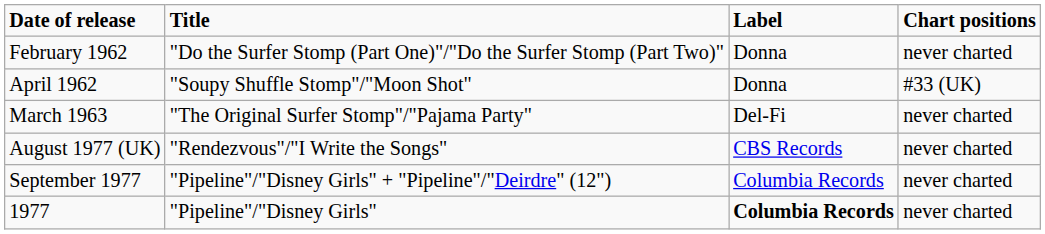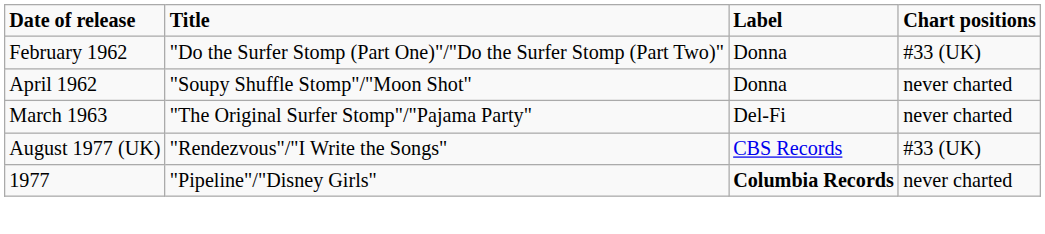(958, 52) never charted -> (942, 52) #33 (UK)
(942, 84) #33 (UK) -> (958, 84) never charted
(958, 148) never charted -> (942, 148) #33 (UK)
- row: (75, 180)
